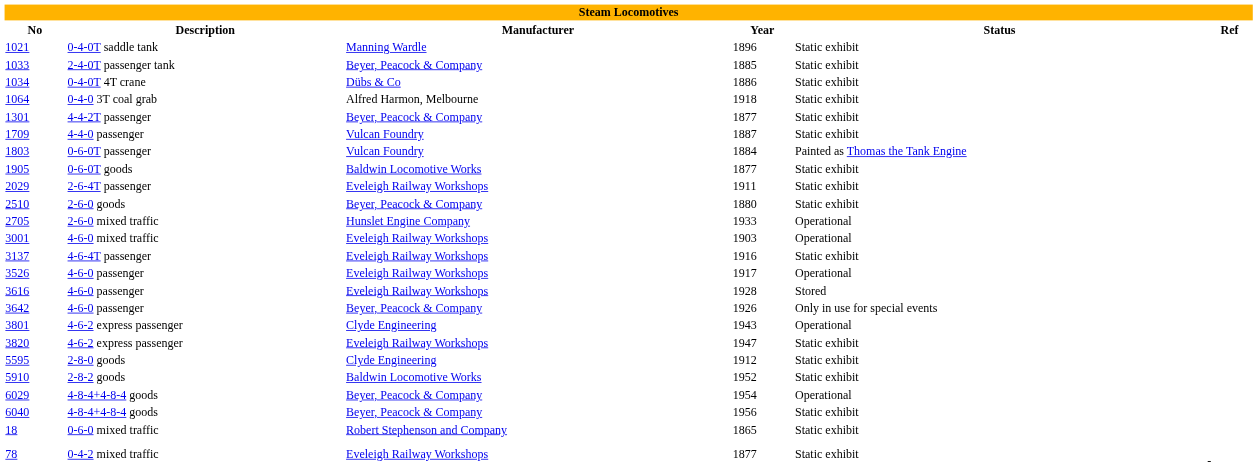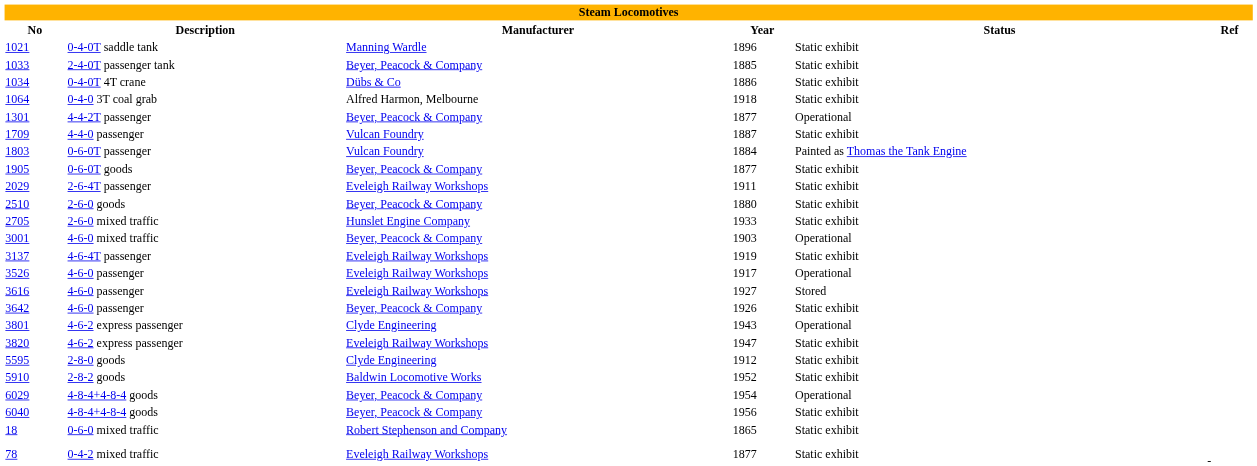(827, 116) Static exhibit -> (823, 116) Operational
(414, 169) Baldwin Locomotive Works -> (414, 169) Beyer, Peacock & Company
(823, 221) Operational -> (827, 221) Static exhibit
(417, 238) Eveleigh Railway Workshops -> (414, 238) Beyer, Peacock & Company
(745, 255) 1916 -> (745, 255) 1919
(745, 290) 1928 -> (745, 290) 1927
(866, 308) Only in use for special events -> (827, 308) Static exhibit
